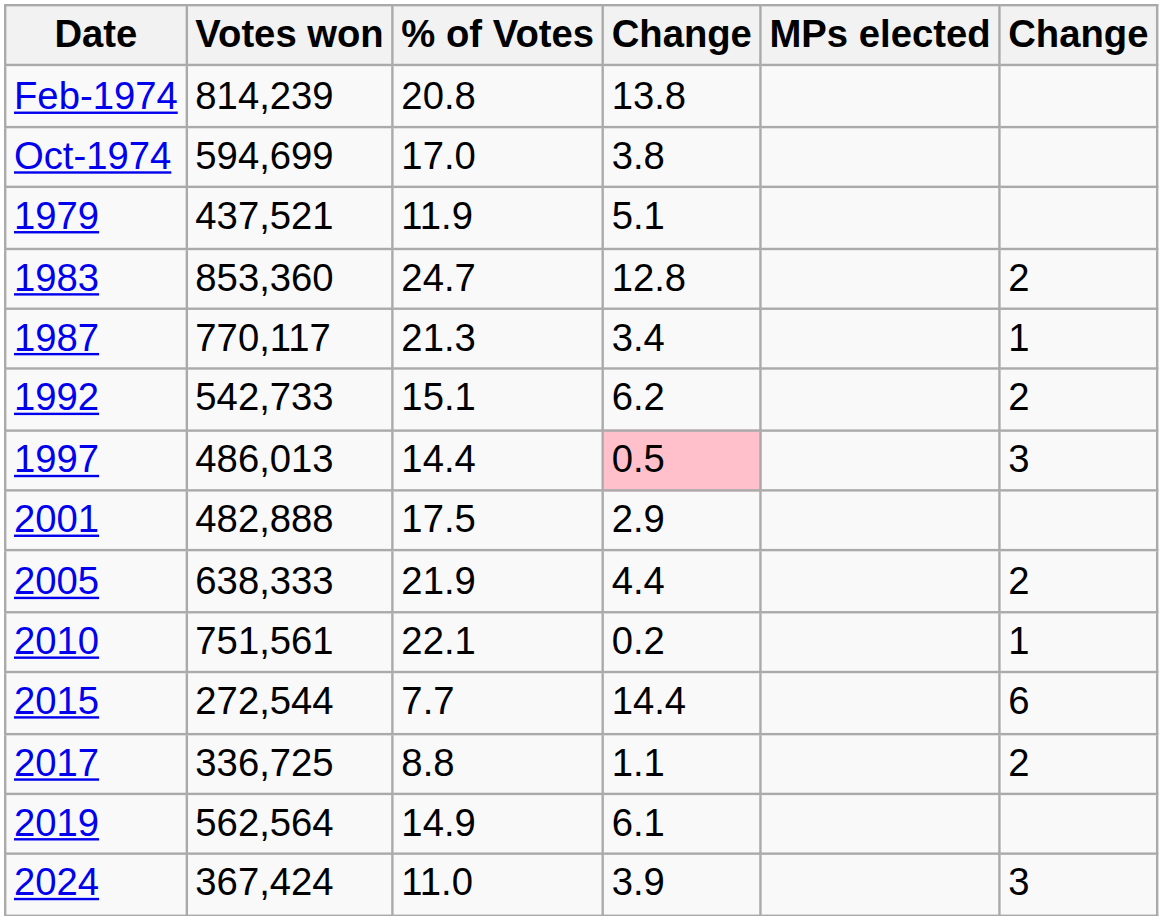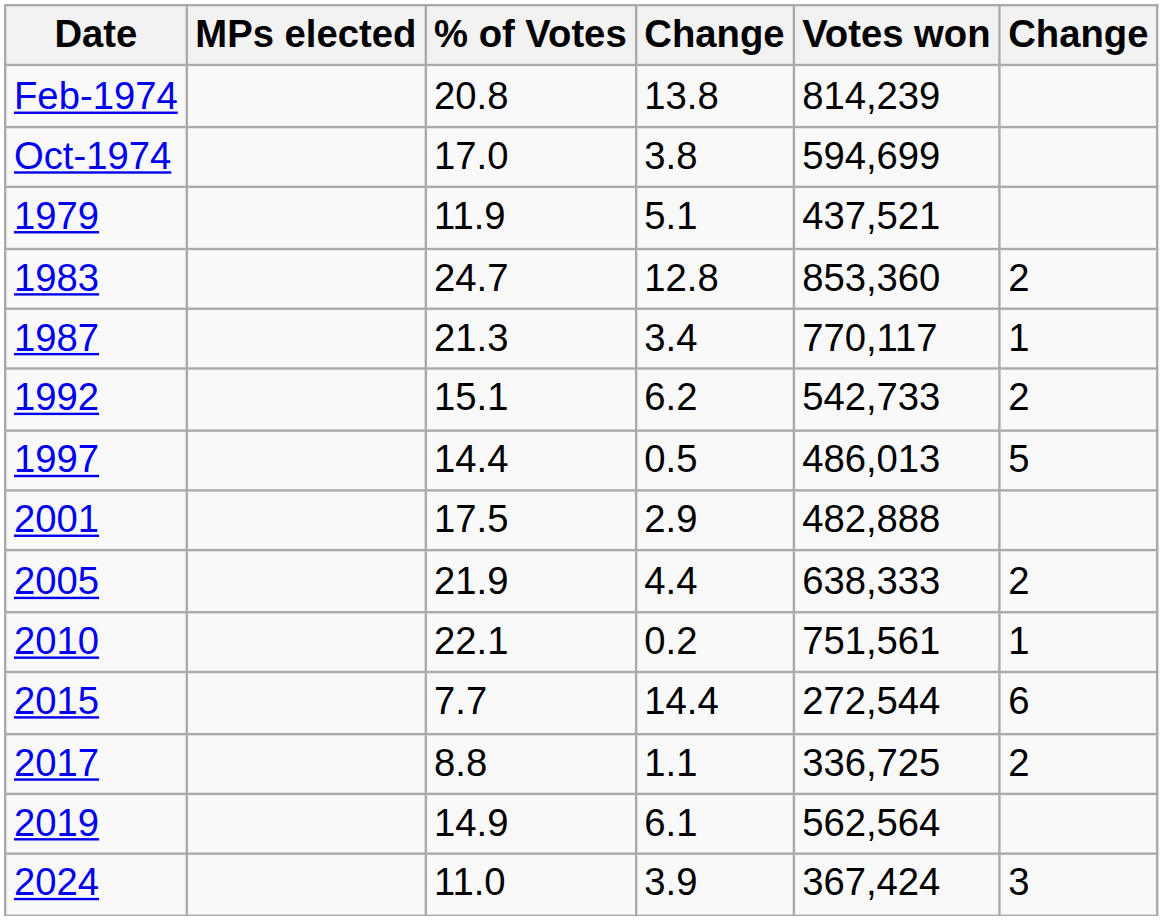columns swapped: (290, 34) <-> (880, 34)
(638, 459) pink background -> (671, 459) no background
(1019, 459) 3 -> (1019, 459) 5
